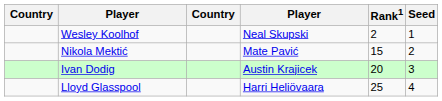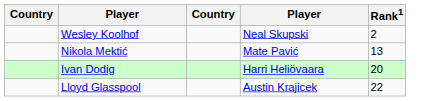- column: (422, 14)
(377, 51) 15 -> (377, 51) 13
(280, 69) Austin Krajicek -> (283, 69) Harri Heliövaara
(283, 87) Harri Heliövaara -> (280, 87) Austin Krajicek
(377, 87) 25 -> (377, 87) 22
